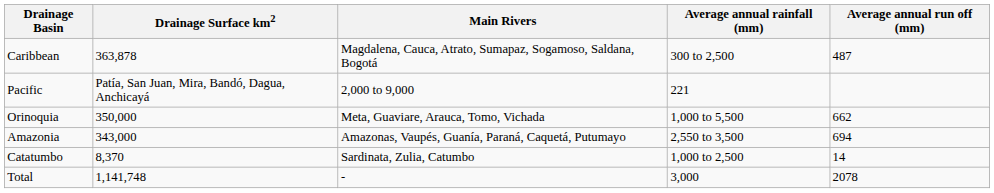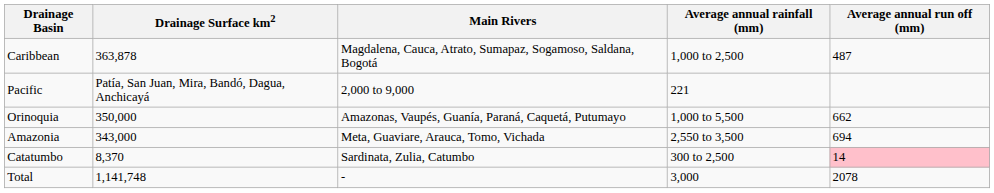(702, 55) 300 to 2,500 -> (707, 55) 1,000 to 2,500
(443, 117) Meta, Guaviare, Arauca, Tomo, Vichada -> (483, 117) Amazonas, Vaupés, Guanía, Paraná, Caquetá, Putumayo
(483, 137) Amazonas, Vaupés, Guanía, Paraná, Caquetá, Putumayo -> (443, 137) Meta, Guaviare, Arauca, Tomo, Vichada
(707, 157) 1,000 to 2,500 -> (702, 157) 300 to 2,500
(839, 157) no background -> (839, 157) pink background
